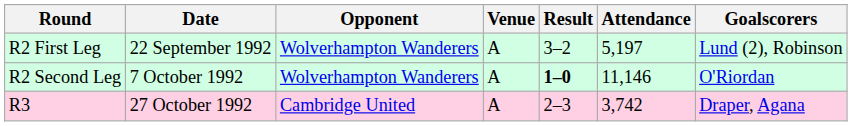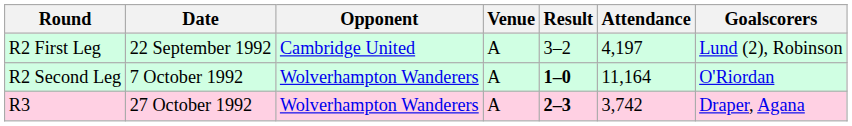(379, 47) Wolverhampton Wanderers -> (348, 47) Cambridge United
(622, 47) 5,197 -> (622, 47) 4,197
(626, 76) 11,146 -> (626, 76) 11,164
(348, 105) Cambridge United -> (379, 105) Wolverhampton Wanderers
(557, 105) normal -> (557, 105) bold
